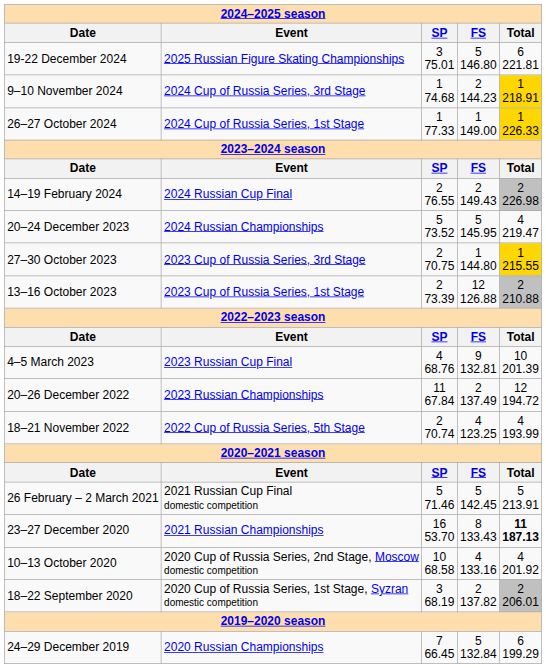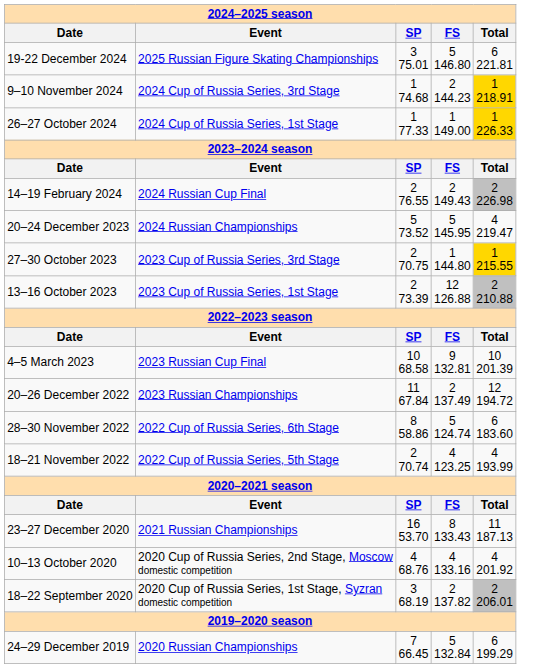(439, 362) 4 68.76 -> (413, 362) 10 68.58
+ row: (68, 427)
- row: (83, 498)
(521, 530) bold -> (495, 530) normal
(439, 563) 10 68.58 -> (413, 563) 4 68.76
